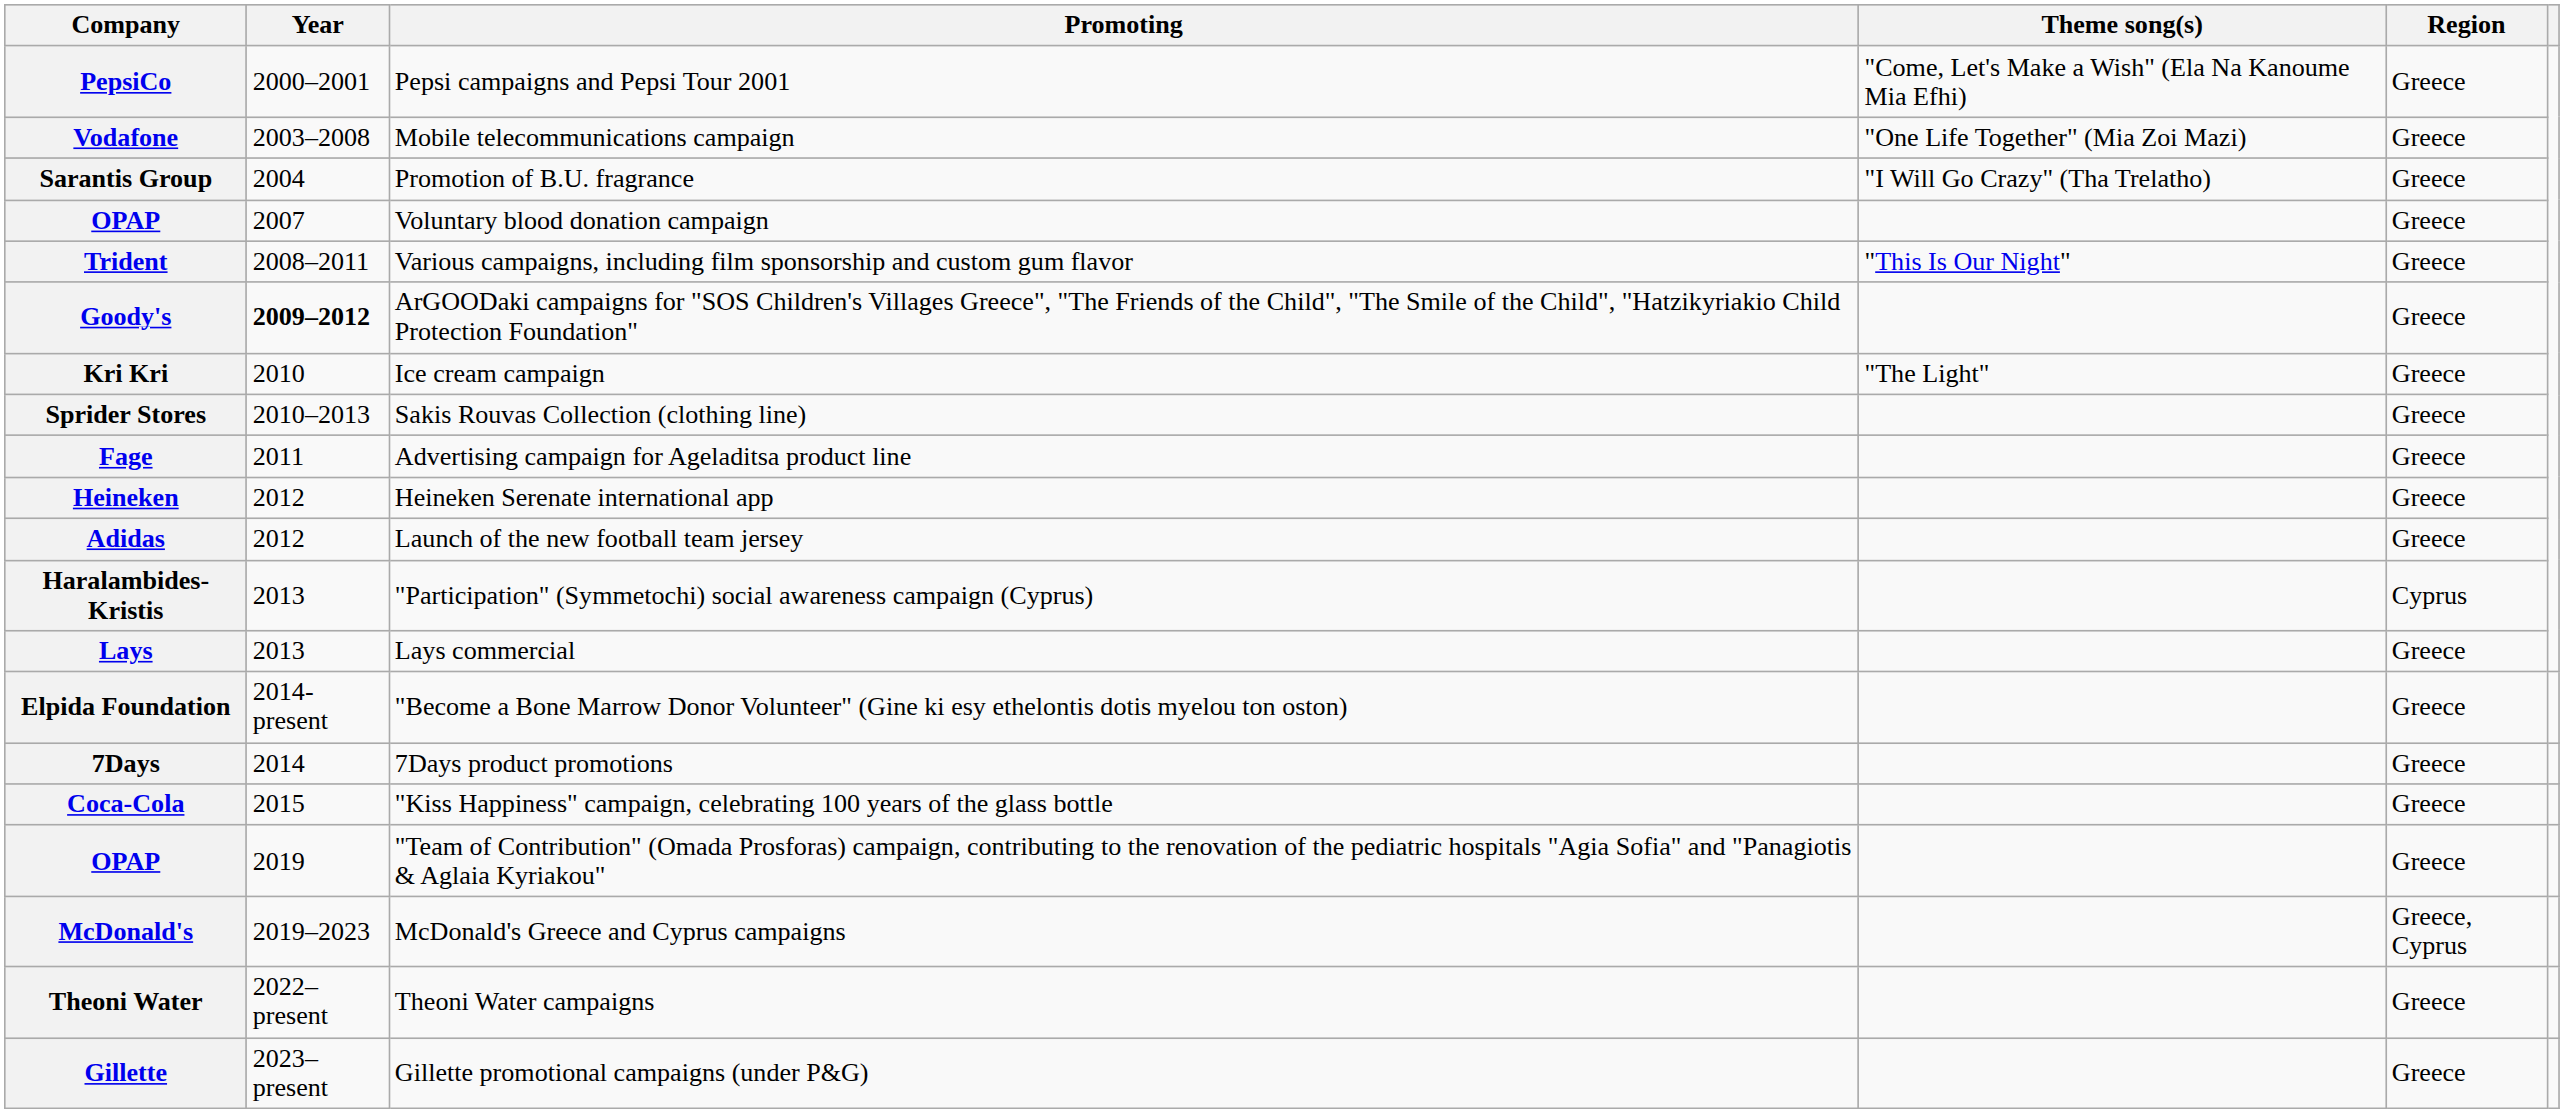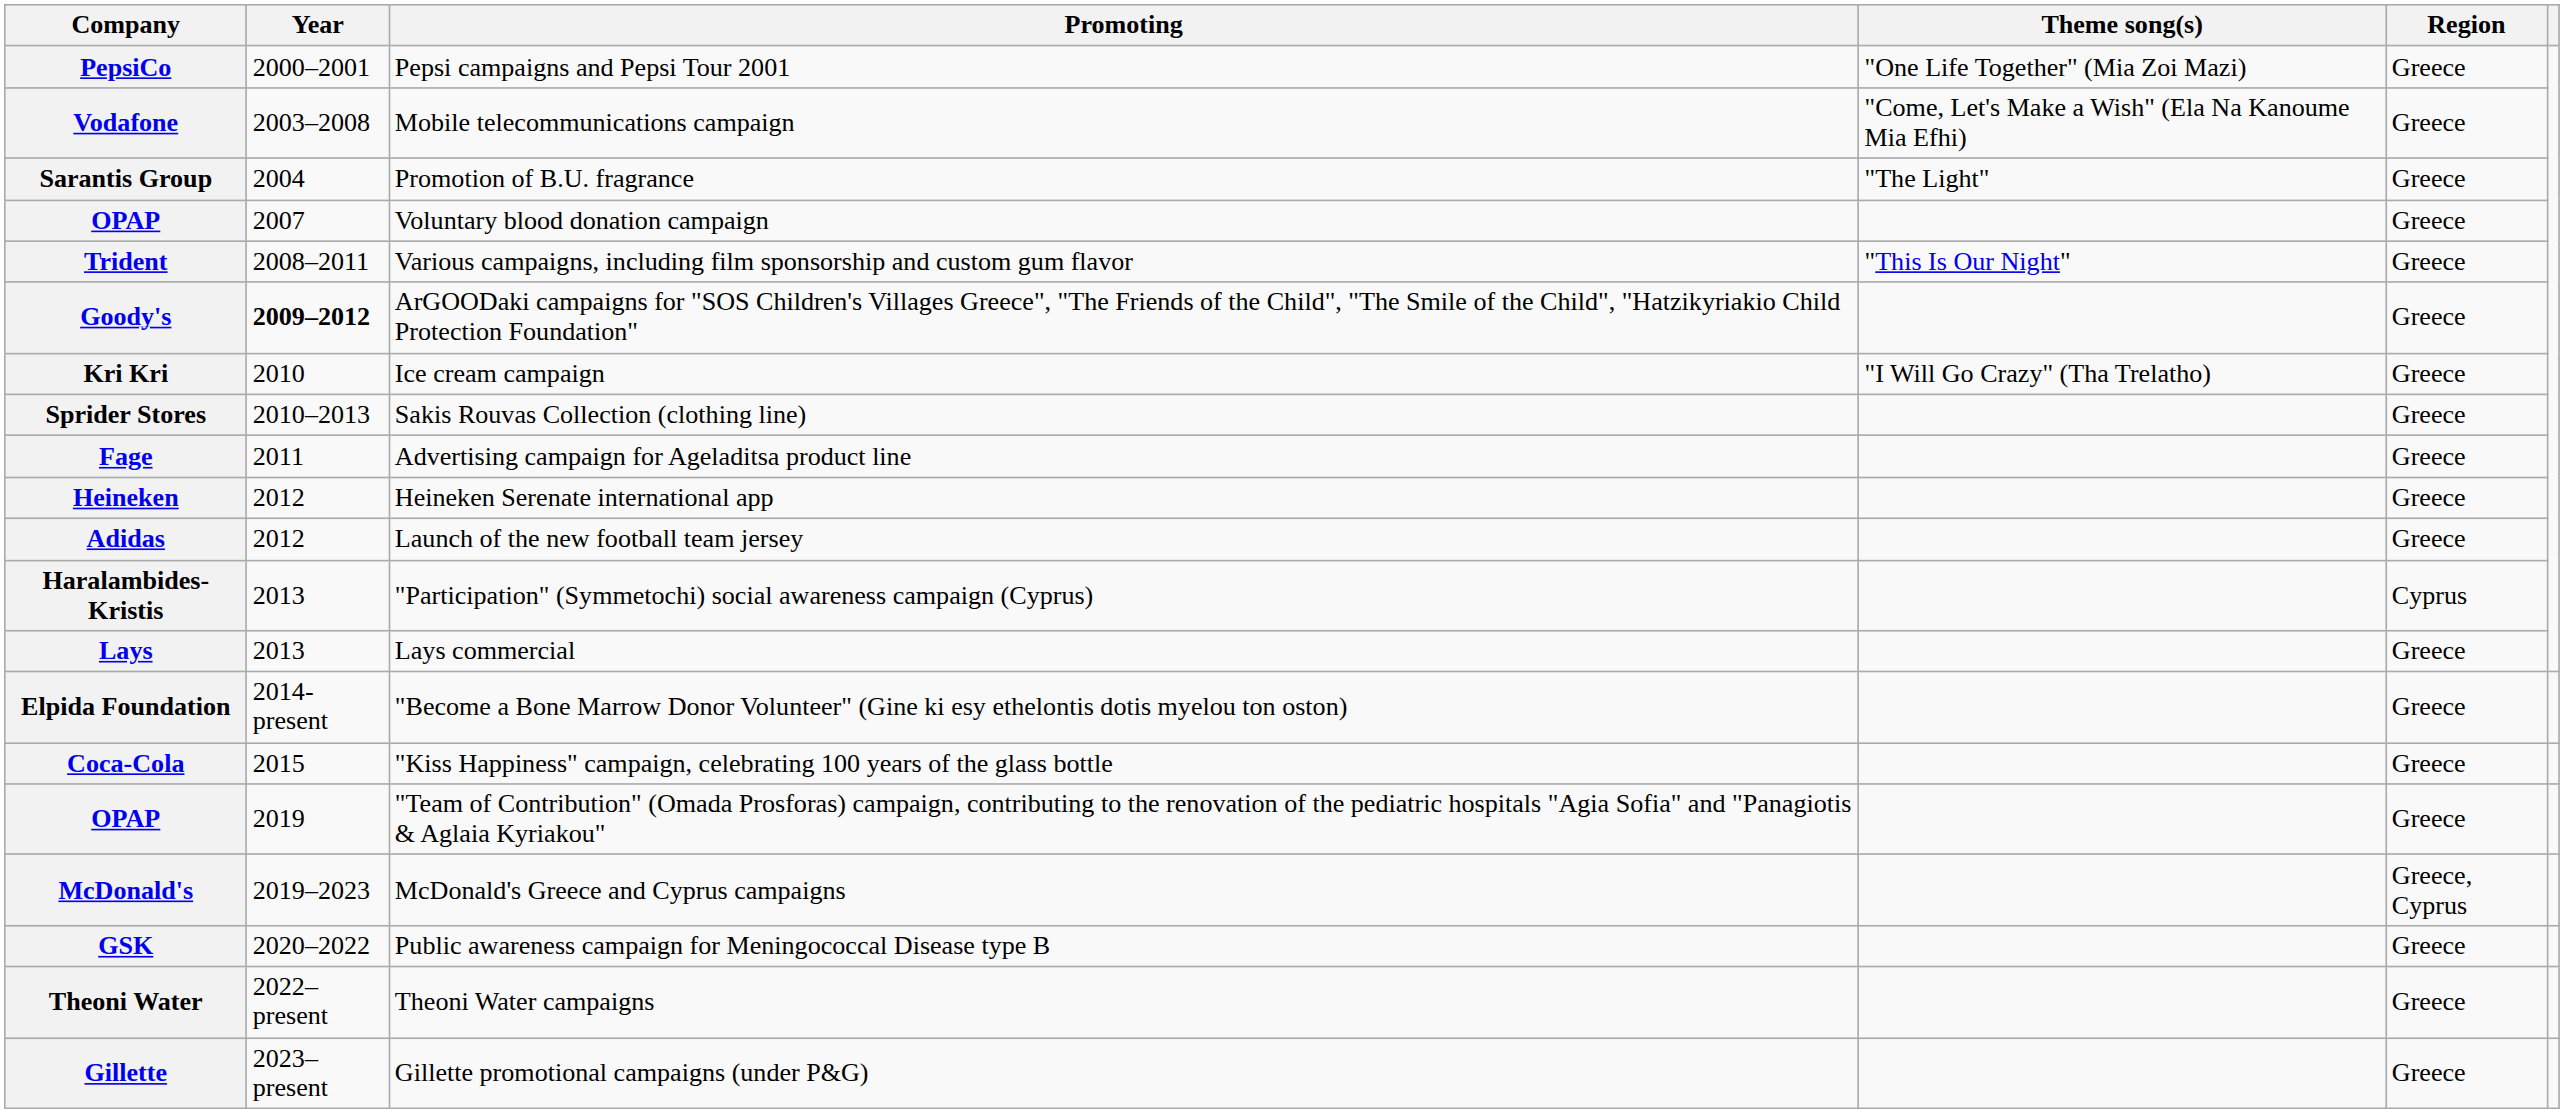(2107, 81) "Come, Let's Make a Wish" (Ela Na Kanoume Mia Efhi) -> (2055, 66) "One Life Together" (Mia Zoi Mazi)
(2055, 137) "One Life Together" (Mia Zoi Mazi) -> (2107, 122) "Come, Let's Make a Wish" (Ela Na Kanoume Mia Efhi)
(2038, 178) "I Will Go Crazy" (Tha Trelatho) -> (1927, 178) "The Light"
(1927, 373) "The Light" -> (2038, 373) "I Will Go Crazy" (Tha Trelatho)
- row: (126, 762)
+ row: (126, 945)
